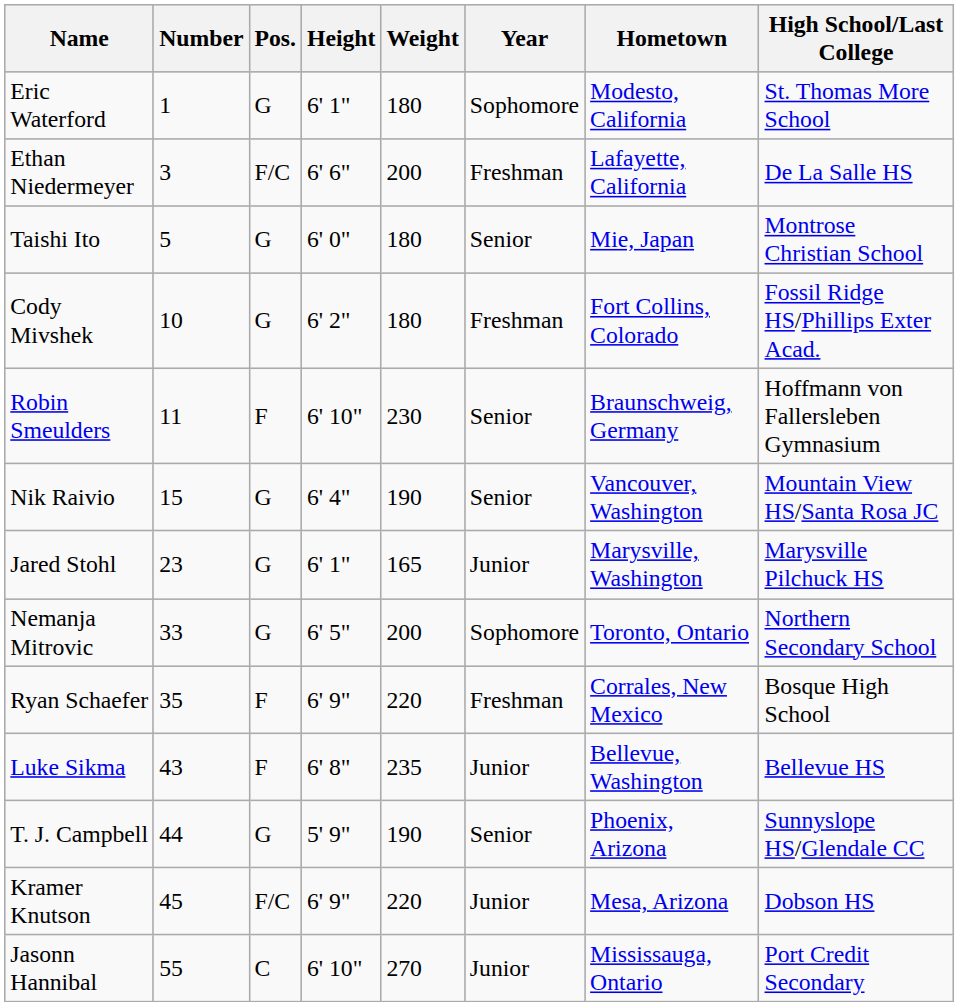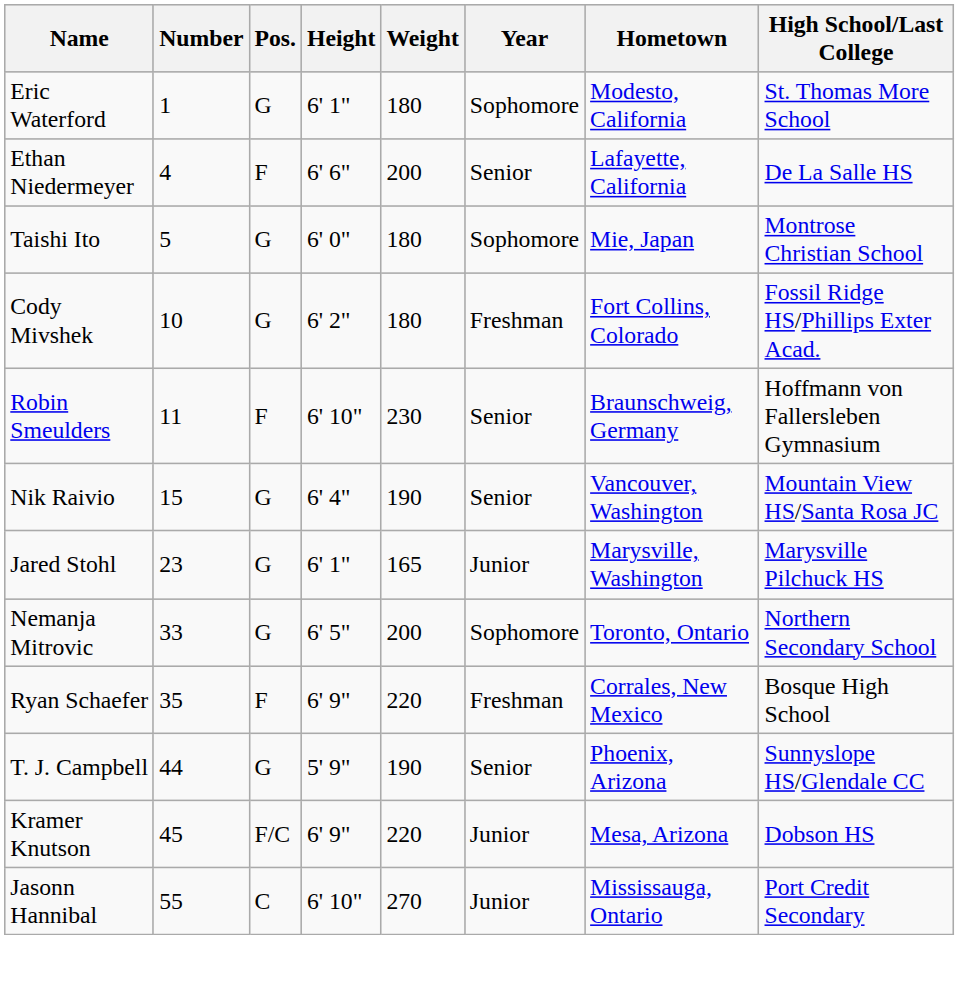(165, 172) 3 -> (165, 172) 4
(272, 172) F/C -> (261, 172) F
(517, 172) Freshman -> (501, 172) Senior
(501, 239) Senior -> (524, 239) Sophomore
- row: (68, 766)
